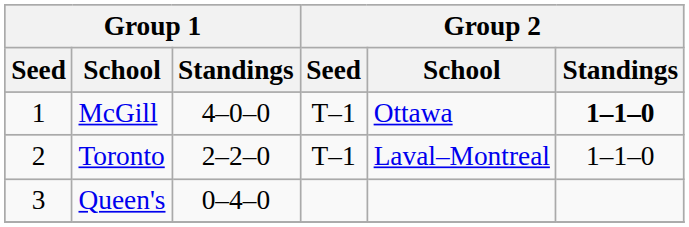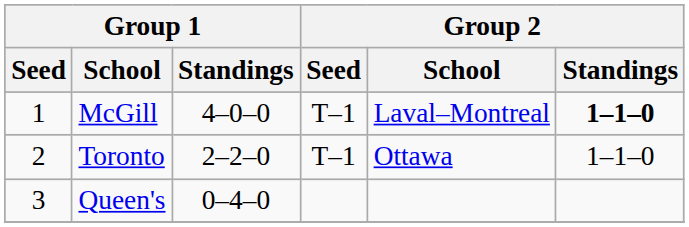(413, 112) Ottawa -> (462, 112) Laval–Montreal
(462, 156) Laval–Montreal -> (413, 156) Ottawa
